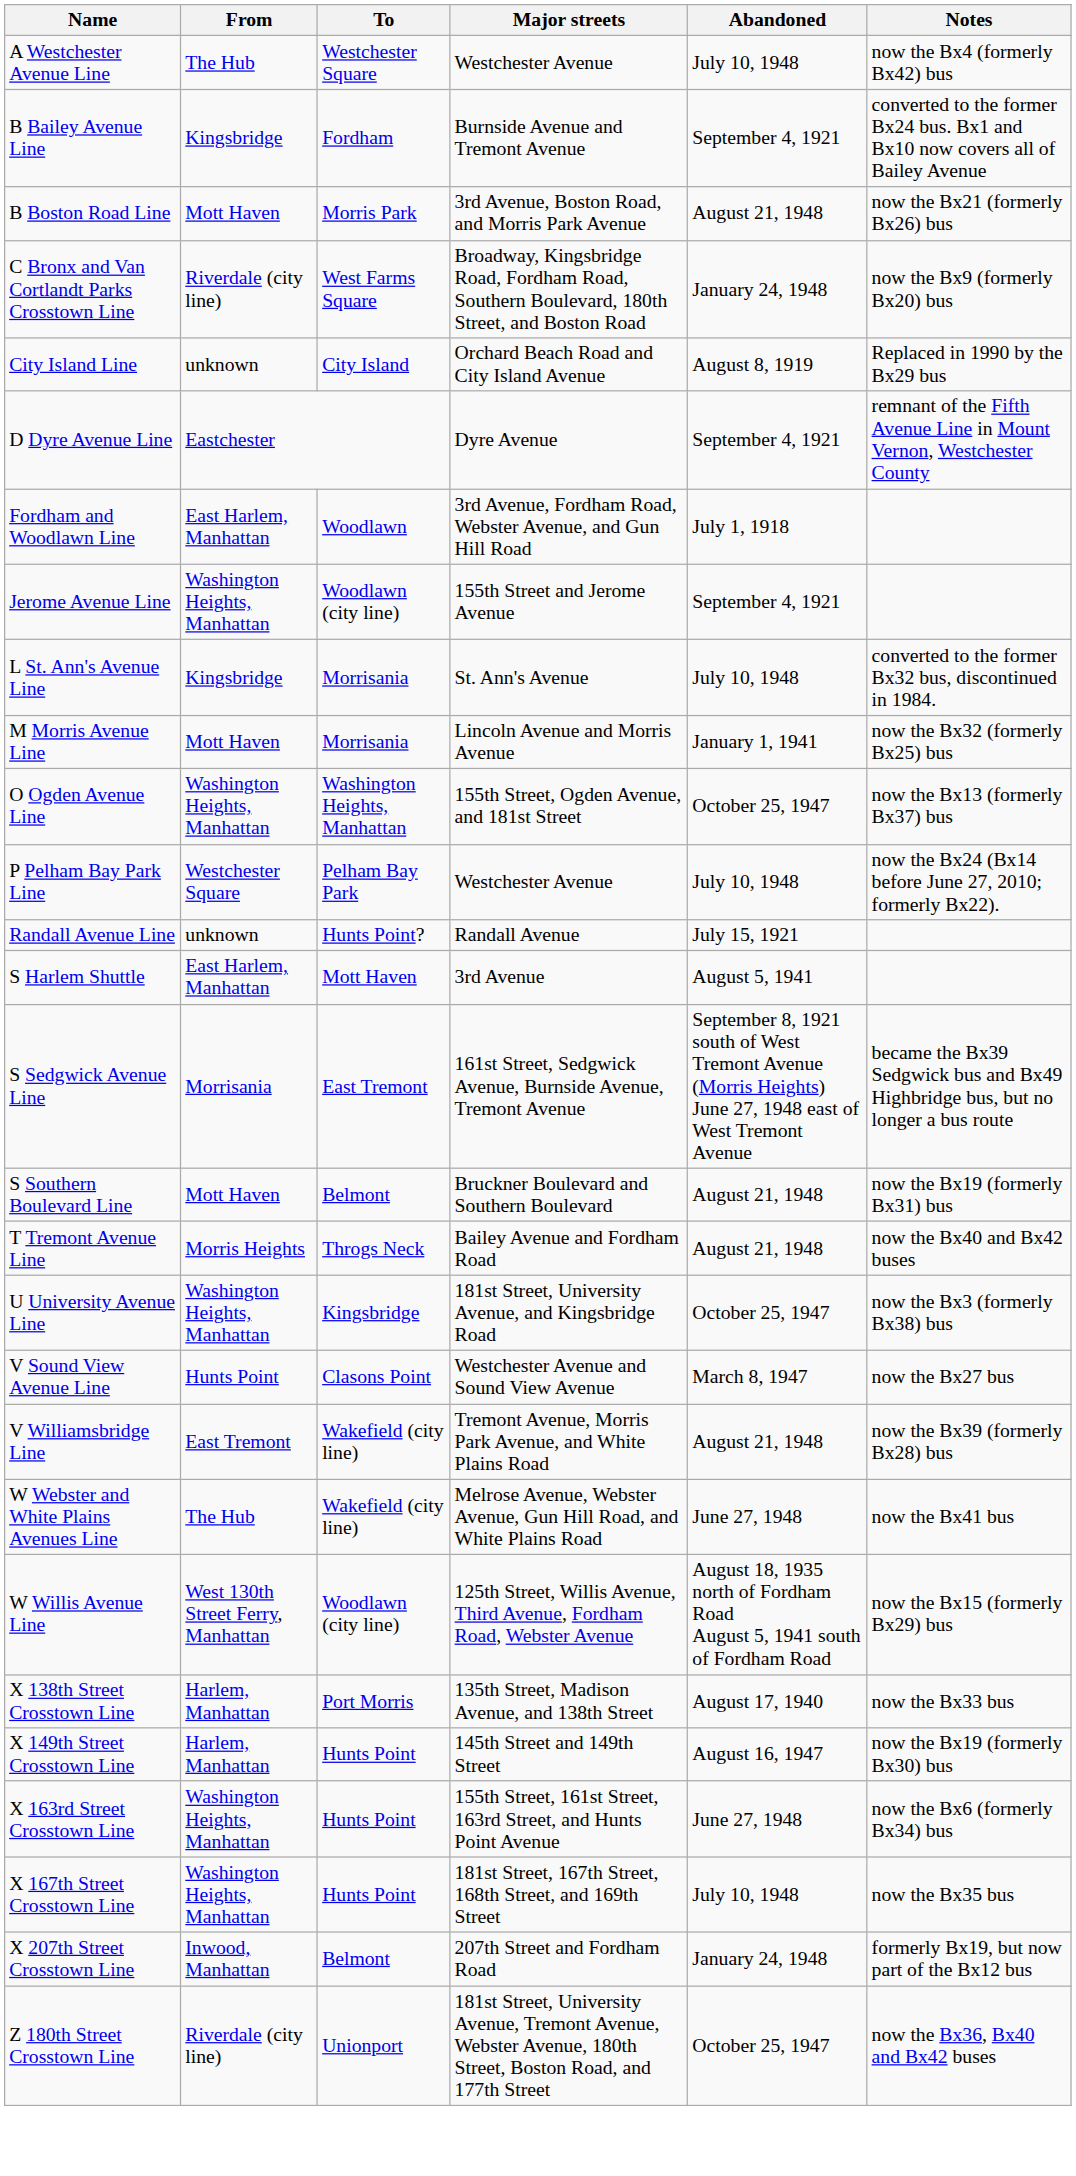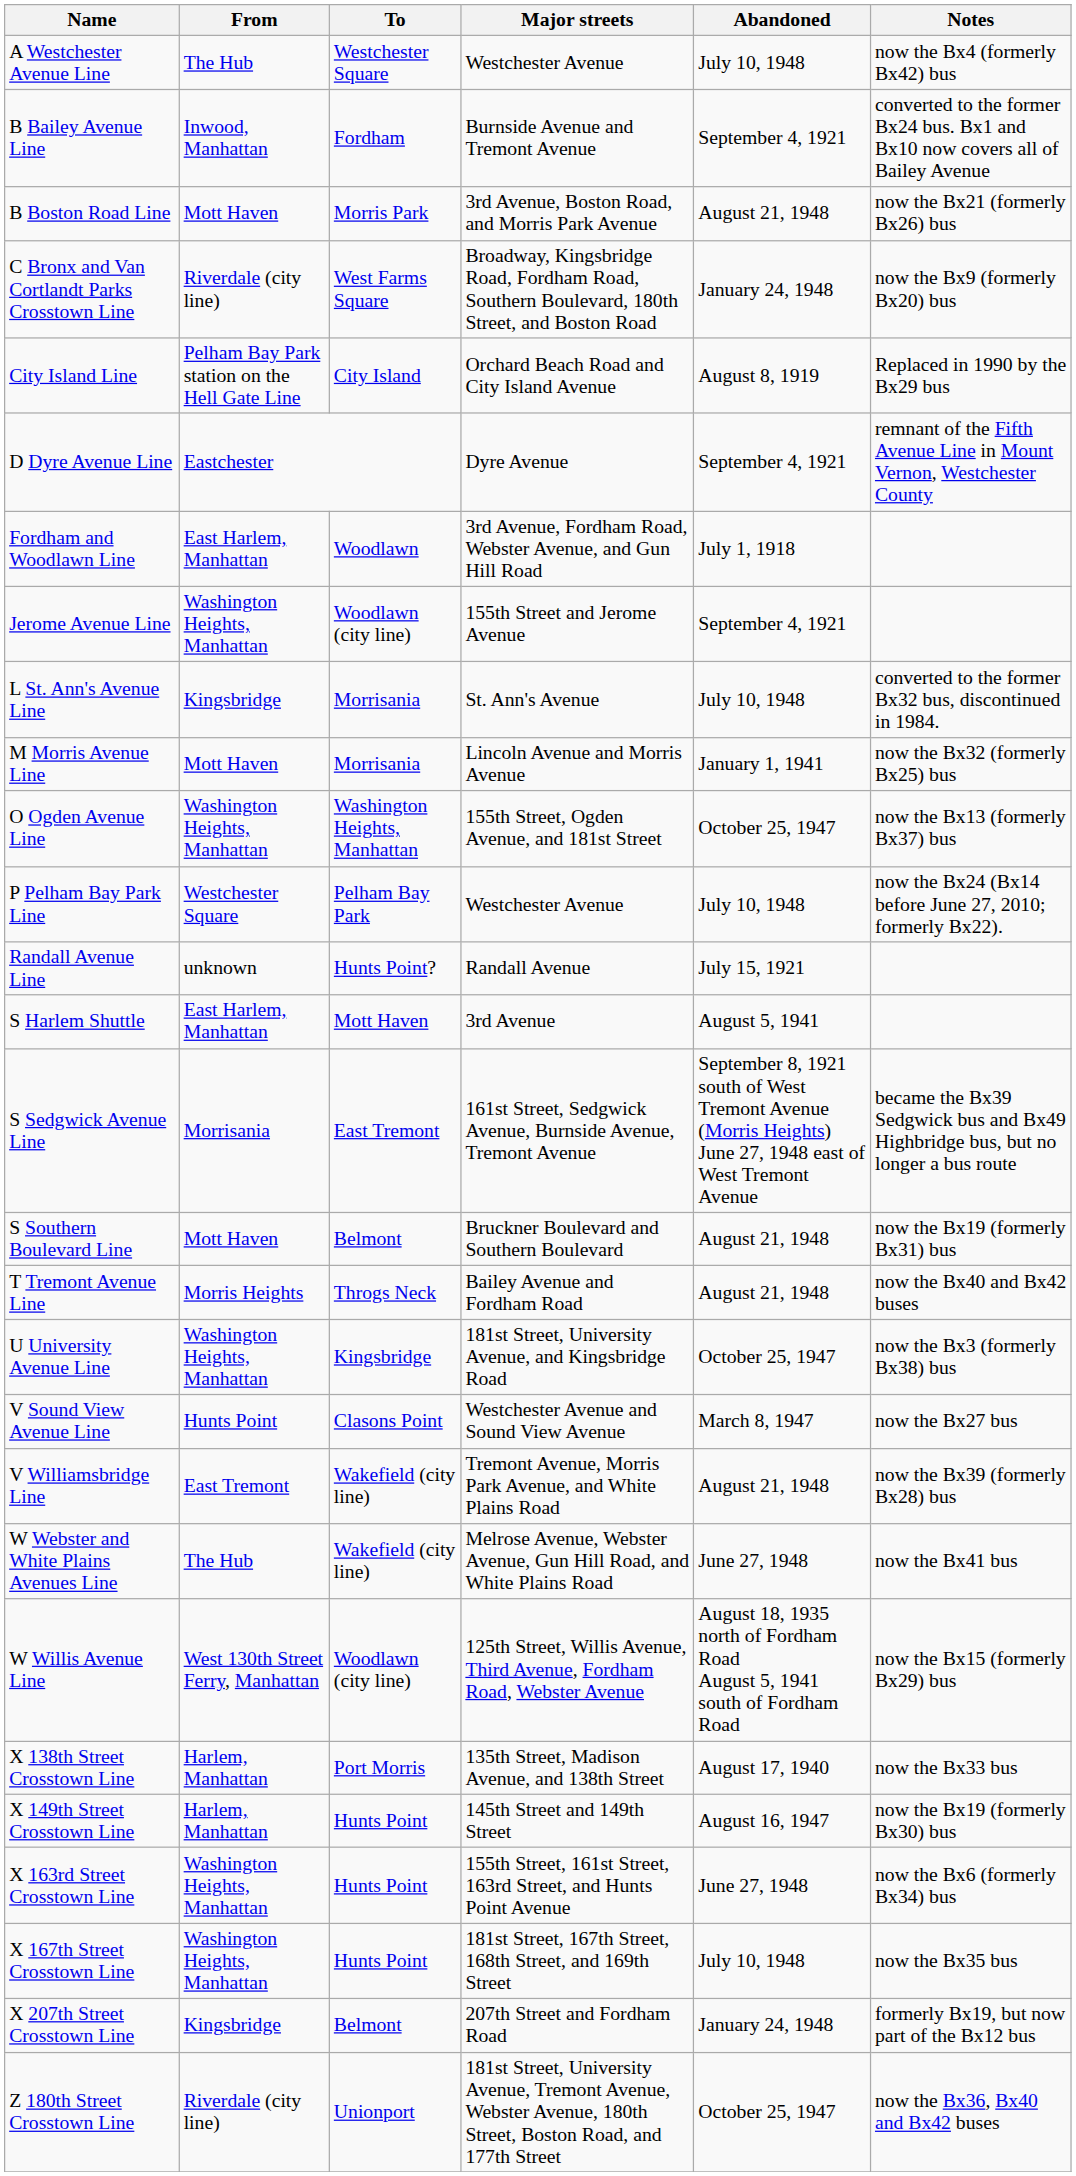(234, 137) Kingsbridge -> (226, 137) Inwood, Manhattan
(222, 364) unknown -> (252, 375) Pelham Bay Park station on the Hell Gate Line
(227, 1958) Inwood, Manhattan -> (232, 2025) Kingsbridge
